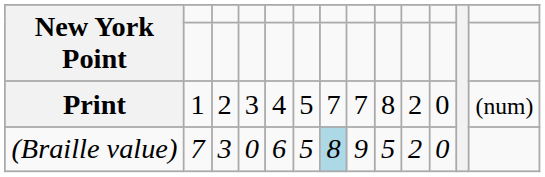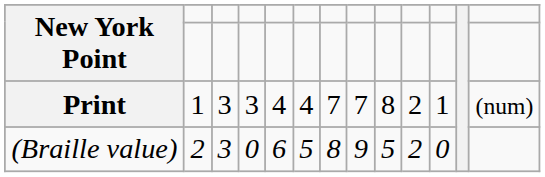(225, 103) 2 -> (225, 103) 3
(306, 103) 5 -> (306, 103) 4
(442, 103) 0 -> (442, 103) 1
(197, 148) 7 -> (197, 148) 2
(334, 148) lightblue background -> (334, 148) no background
